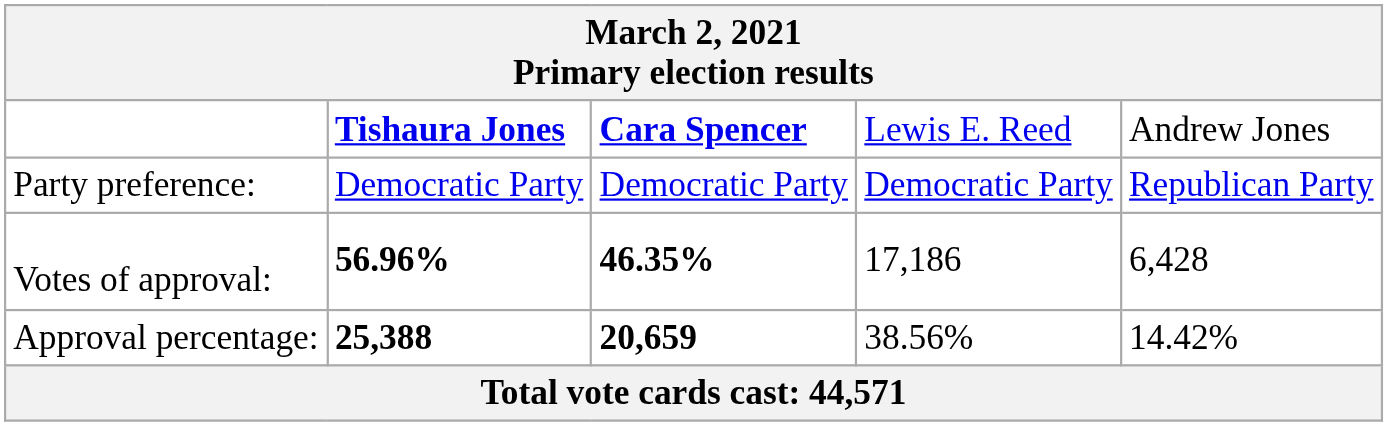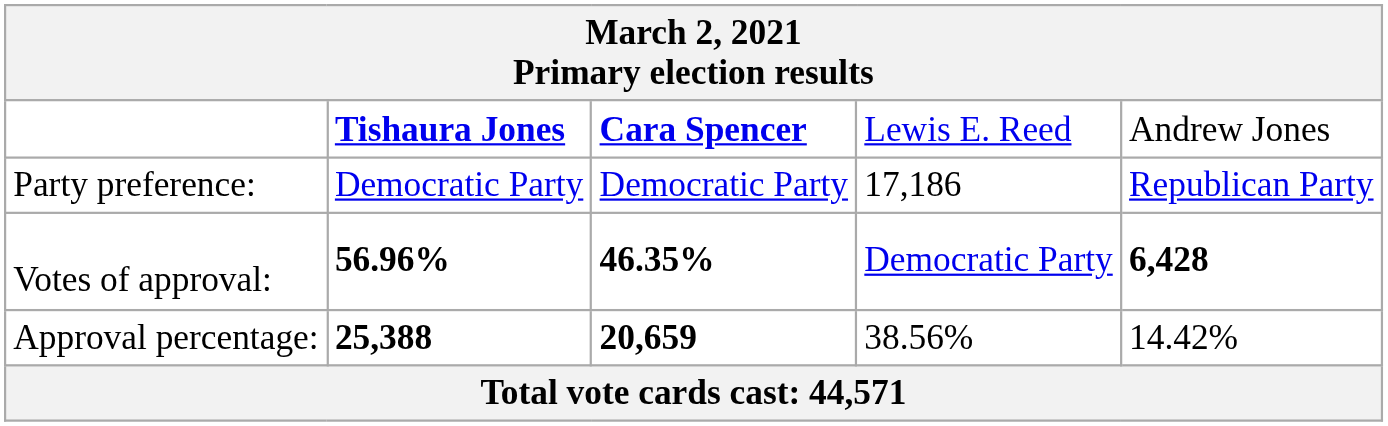(989, 184) Democratic Party -> (913, 184) 17,186
(913, 260) 17,186 -> (989, 260) Democratic Party
(1169, 260) normal -> (1169, 260) bold
